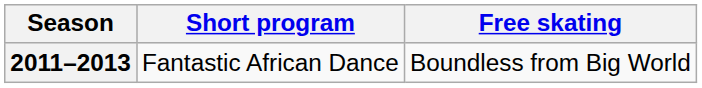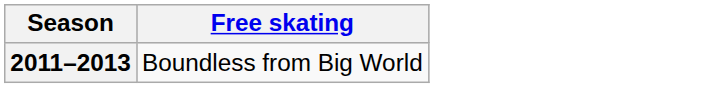- column: (270, 23)
